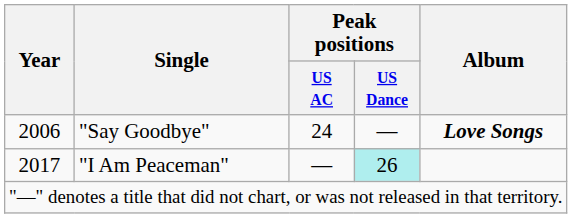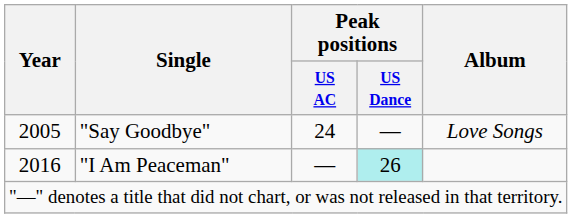(39, 131) 2006 -> (40, 131) 2005
(493, 131) bold -> (495, 131) normal
(39, 164) 2017 -> (40, 164) 2016
